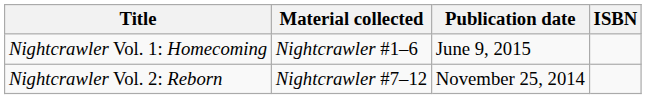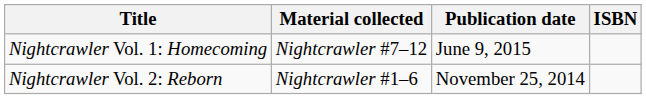(347, 49) Nightcrawler #1–6 -> (351, 49) Nightcrawler #7–12
(351, 78) Nightcrawler #7–12 -> (347, 78) Nightcrawler #1–6
